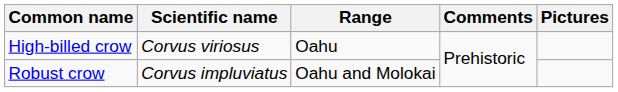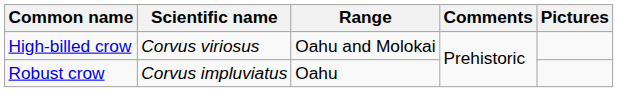(316, 45) Oahu -> (365, 45) Oahu and Molokai
(365, 73) Oahu and Molokai -> (316, 73) Oahu
